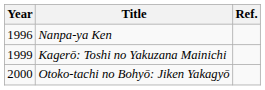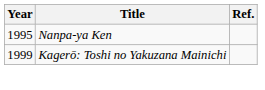(20, 34) 1996 -> (20, 34) 1995
- row: (134, 74)
